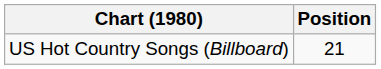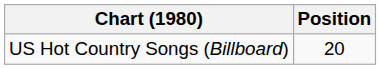(334, 49) 21 -> (334, 49) 20
